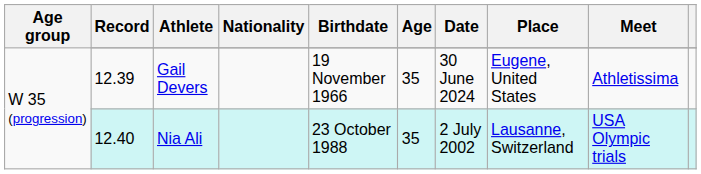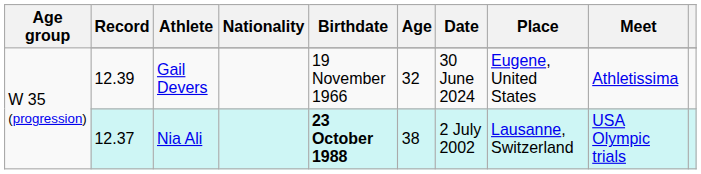(411, 78) 35 -> (411, 78) 32
(114, 139) 12.40 -> (114, 139) 12.37
(351, 139) normal -> (343, 139) bold
(411, 139) 35 -> (411, 139) 38
